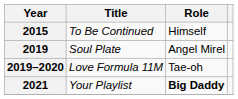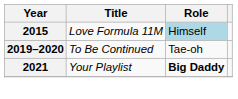(111, 31) To Be Continued -> (116, 31) Love Formula 11M
(187, 31) no background -> (187, 31) lightblue background
- row: (35, 49)
(116, 67) Love Formula 11M -> (111, 49) To Be Continued
